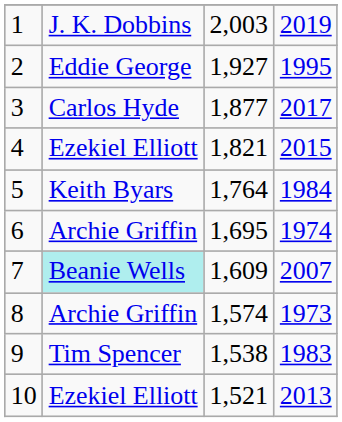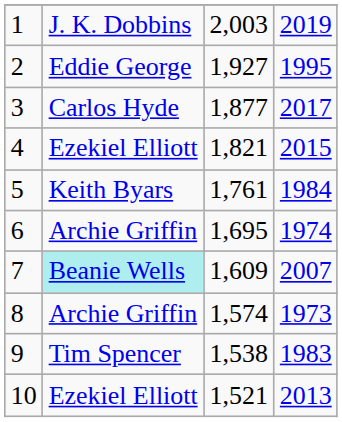(239, 189) 1,764 -> (239, 189) 1,761
